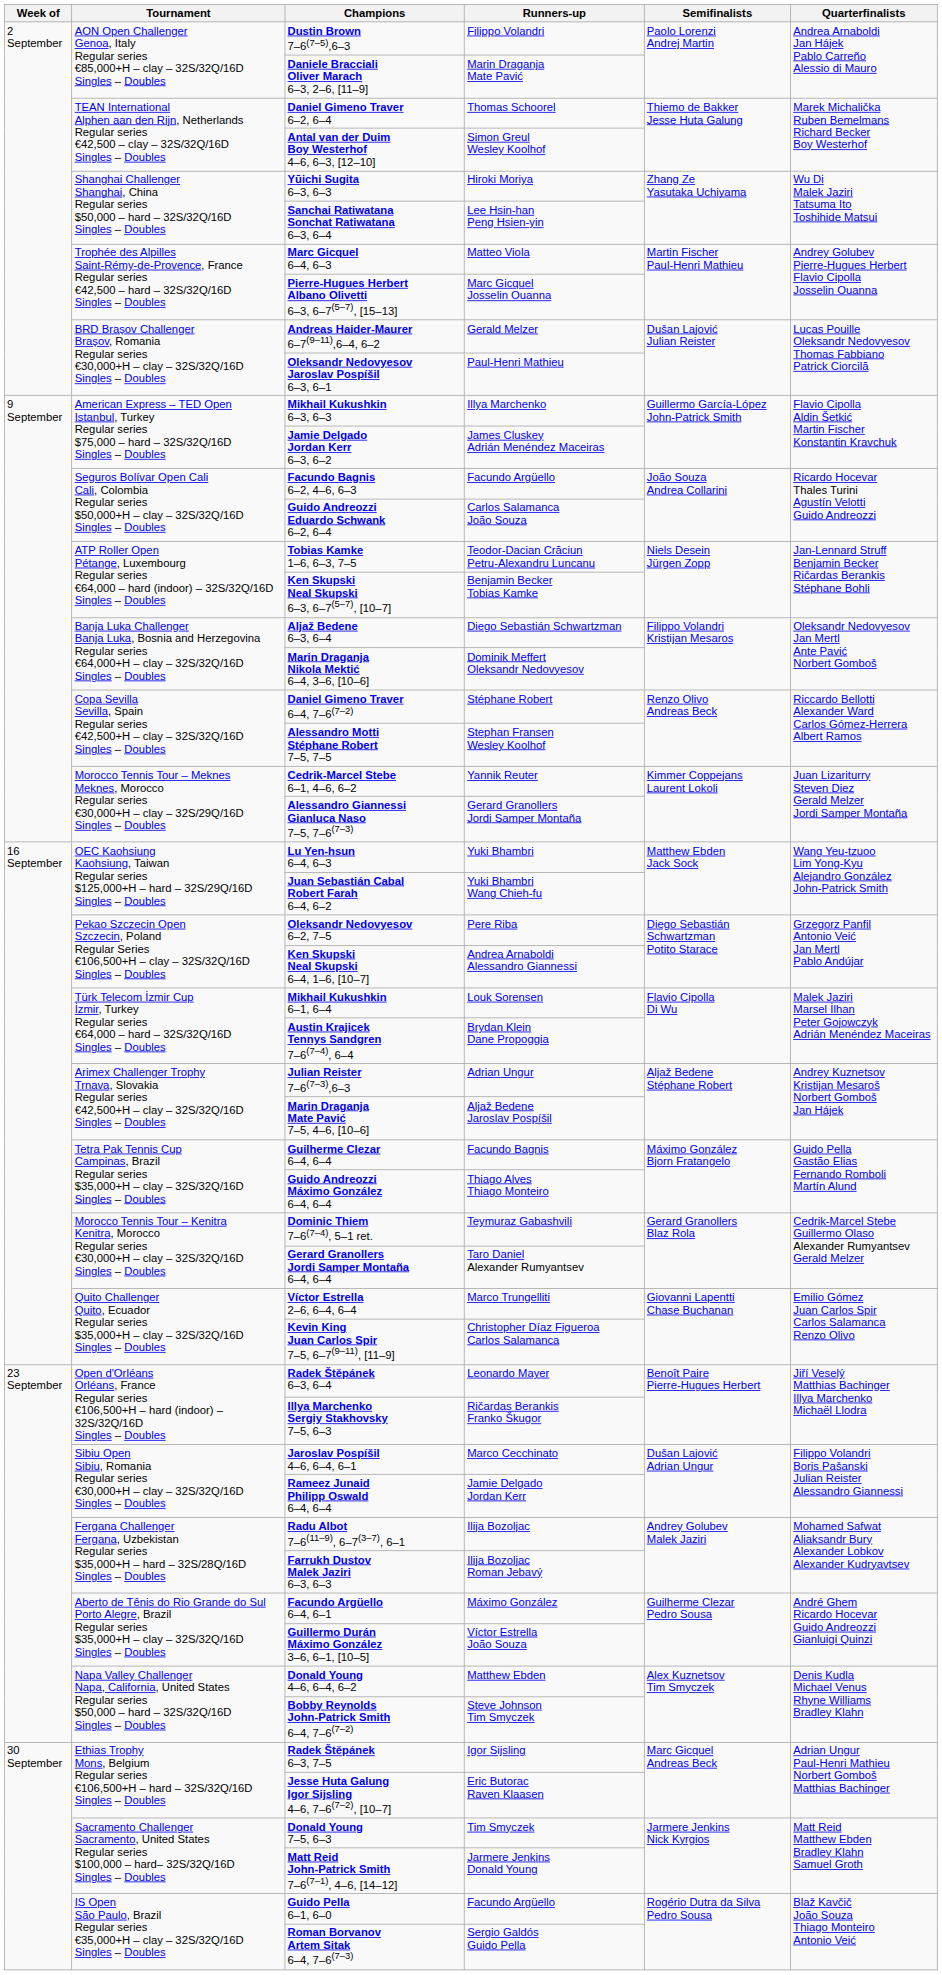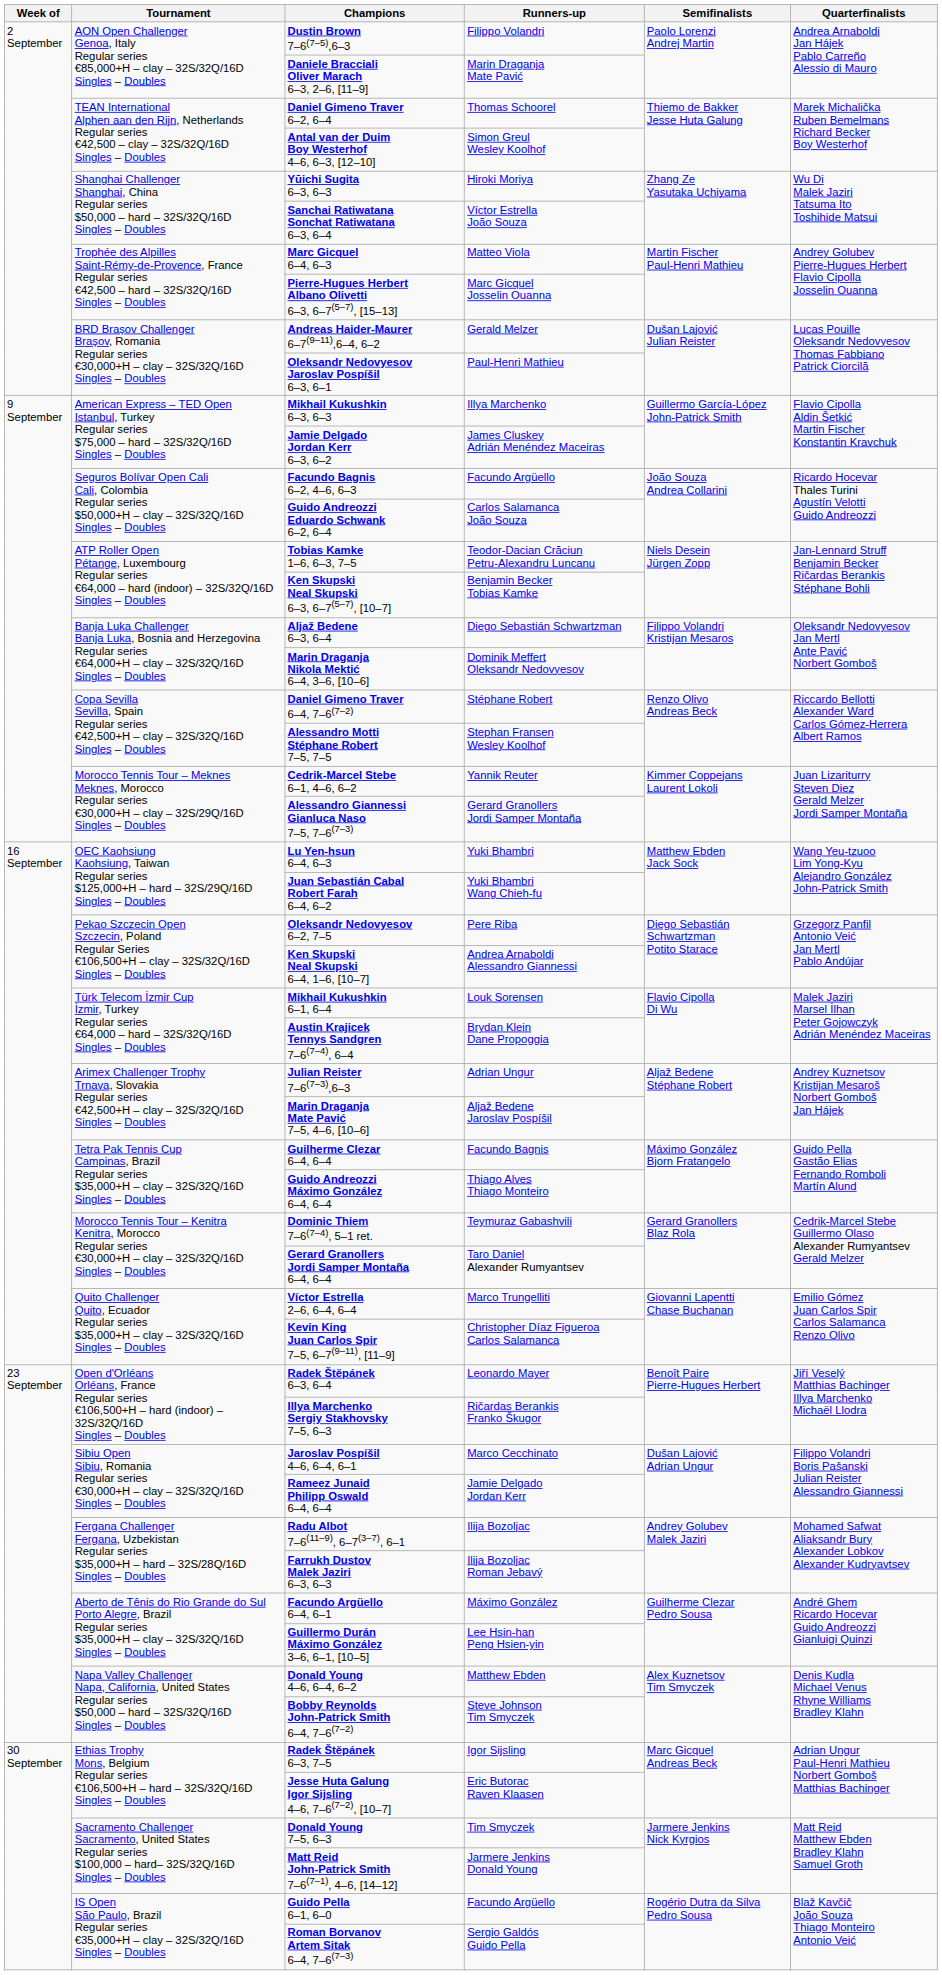(505, 216) Lee Hsin-han Peng Hsien-yin -> (502, 216) Víctor Estrella João Souza
(502, 1638) Víctor Estrella João Souza -> (505, 1638) Lee Hsin-han Peng Hsien-yin
